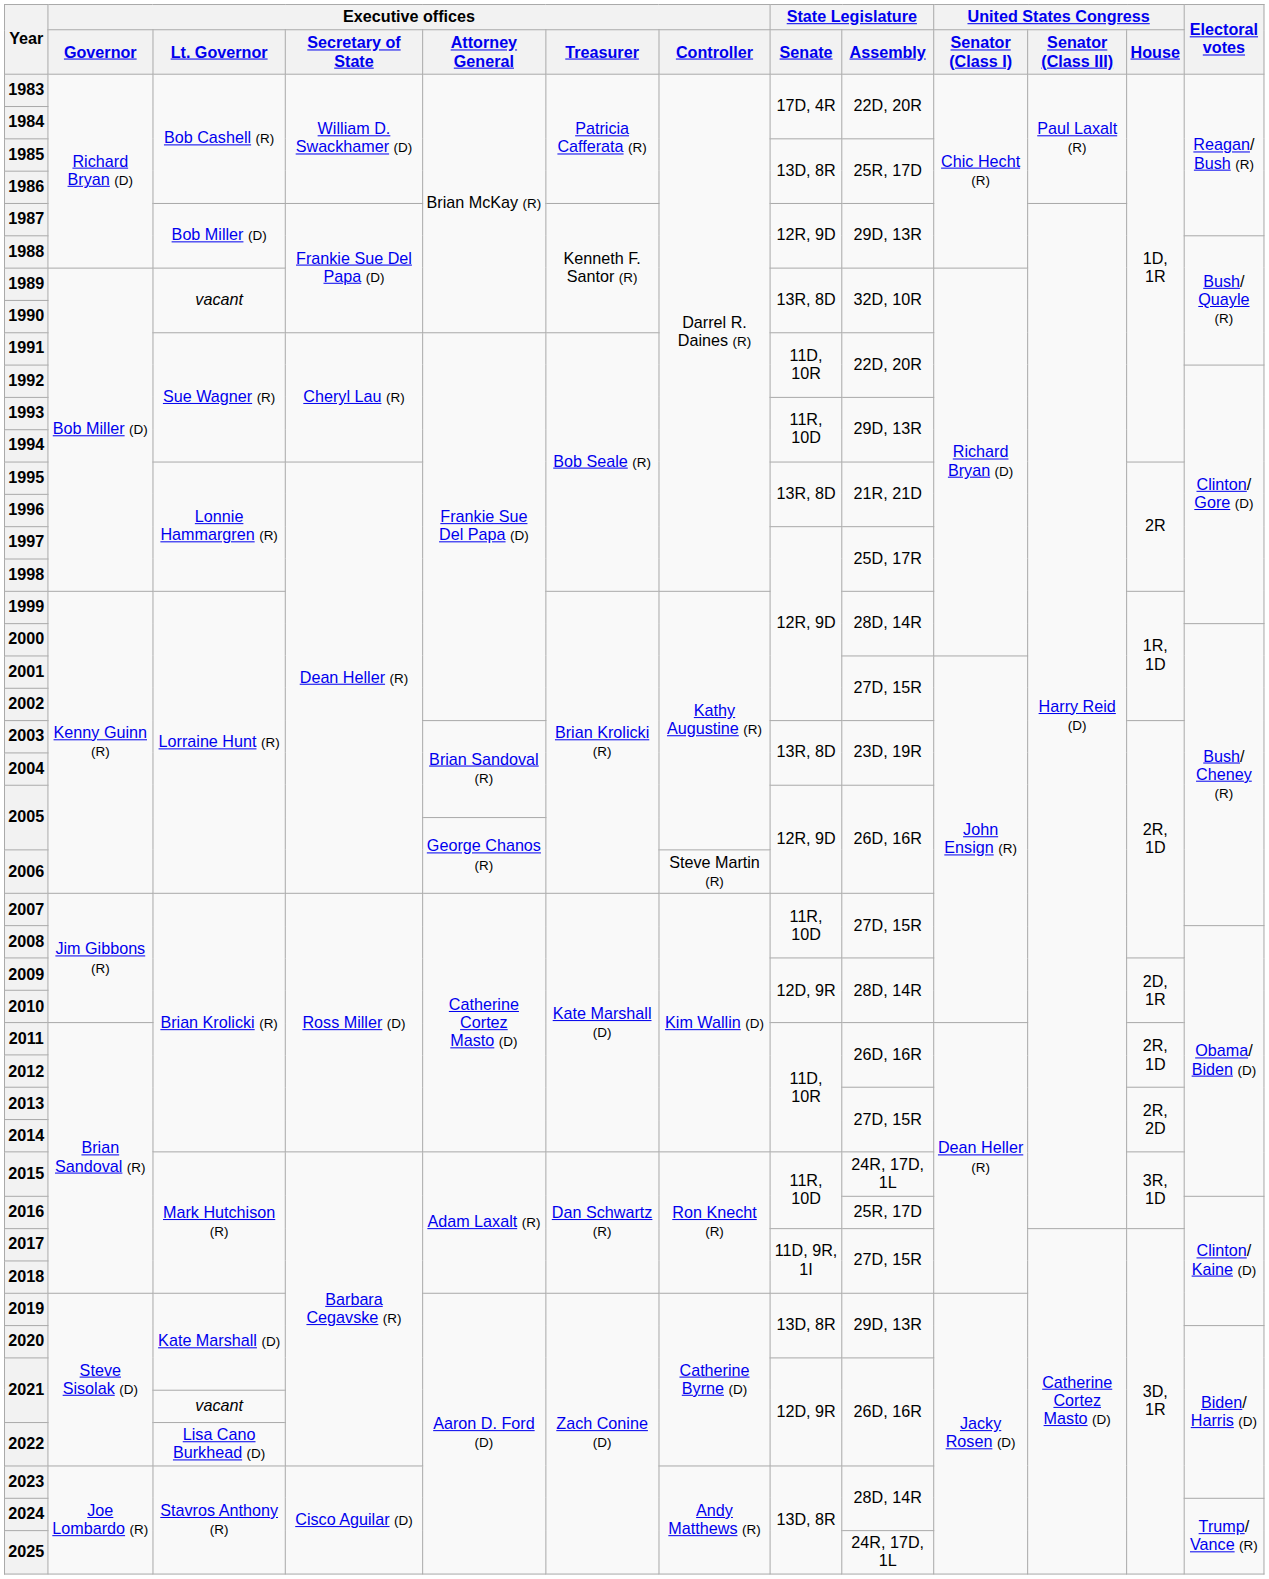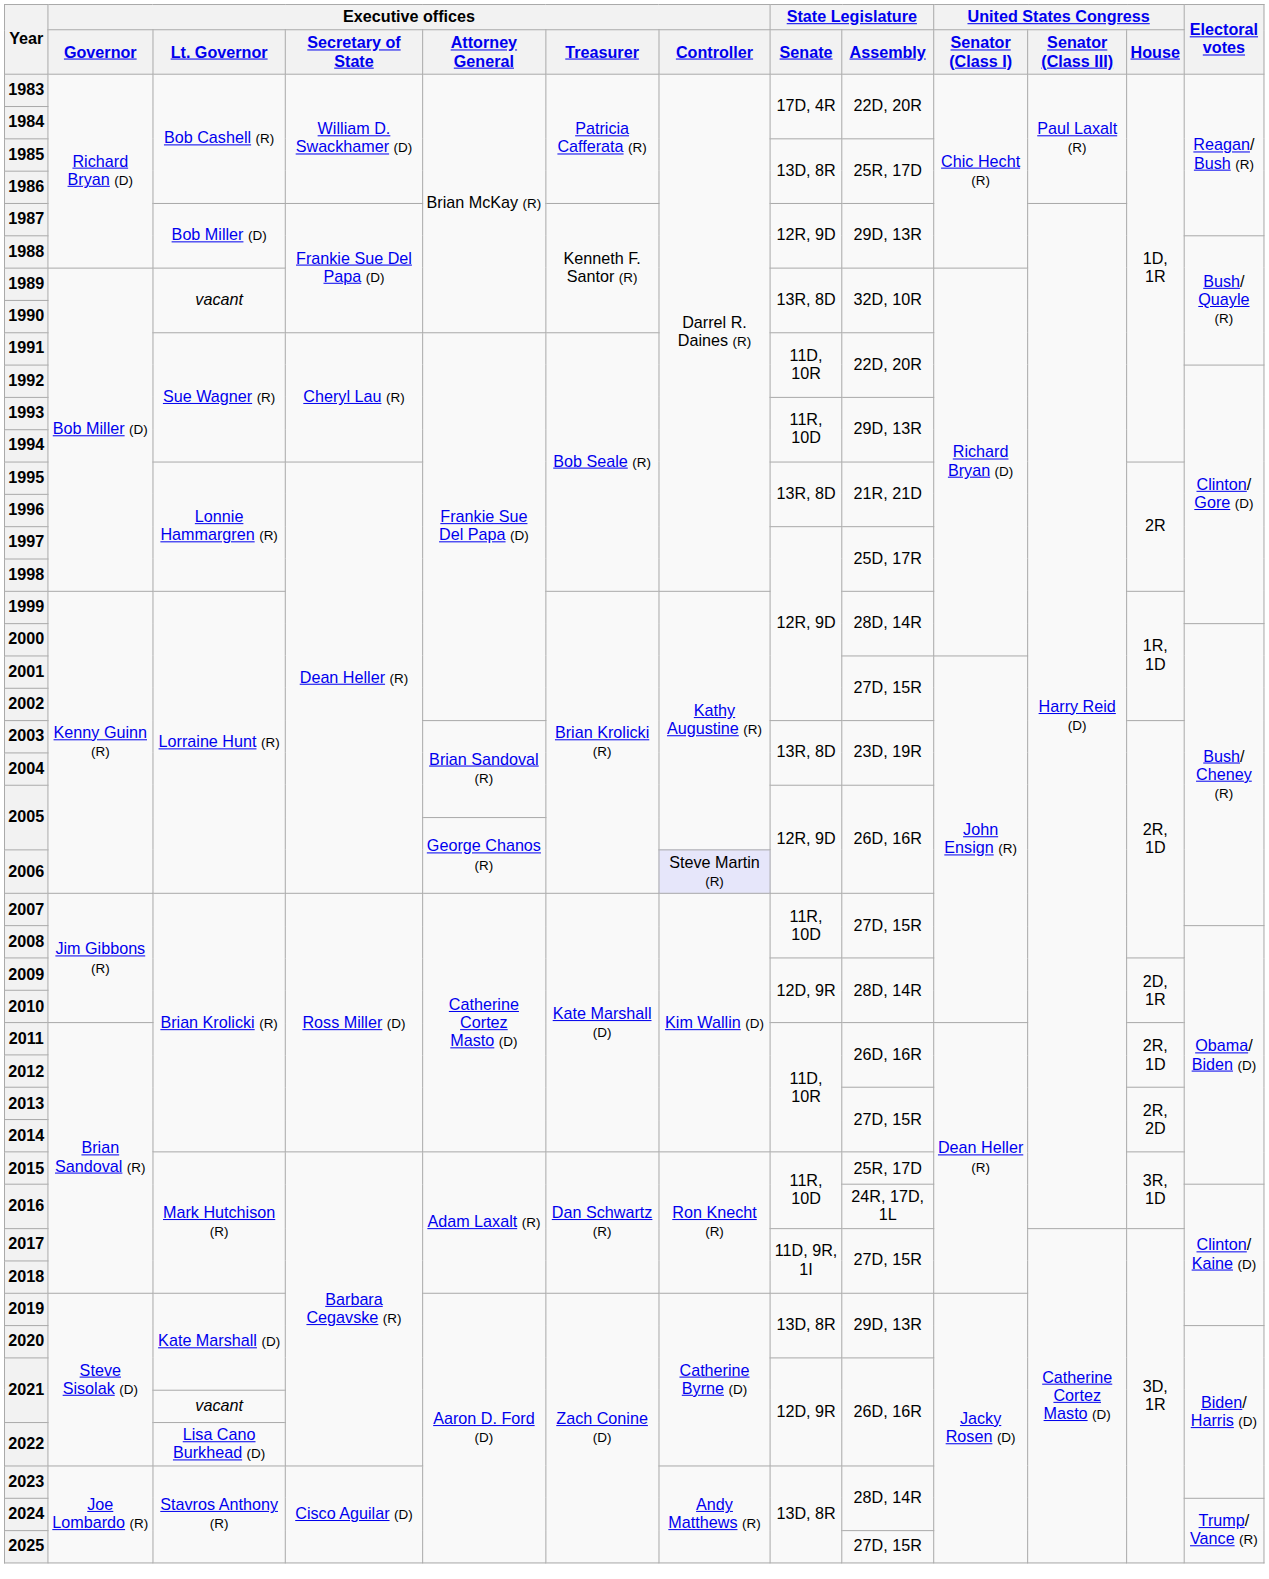(715, 871) no background -> (715, 871) lavender background
(888, 1173) 24R, 17D, 1L -> (888, 1168) 25R, 17D
(888, 1211) 25R, 17D -> (888, 1206) 24R, 17D, 1L
(888, 1552) 24R, 17D, 1L -> (888, 1546) 27D, 15R
